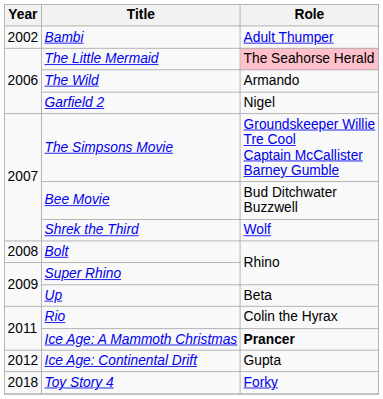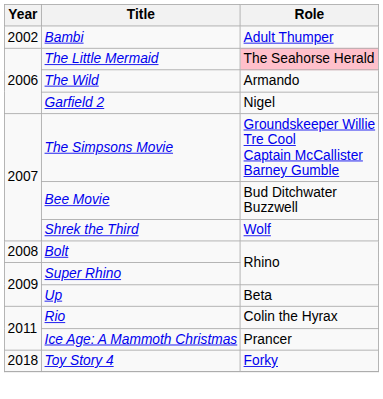(269, 339) bold -> (268, 339) normal
- row: (121, 361)
